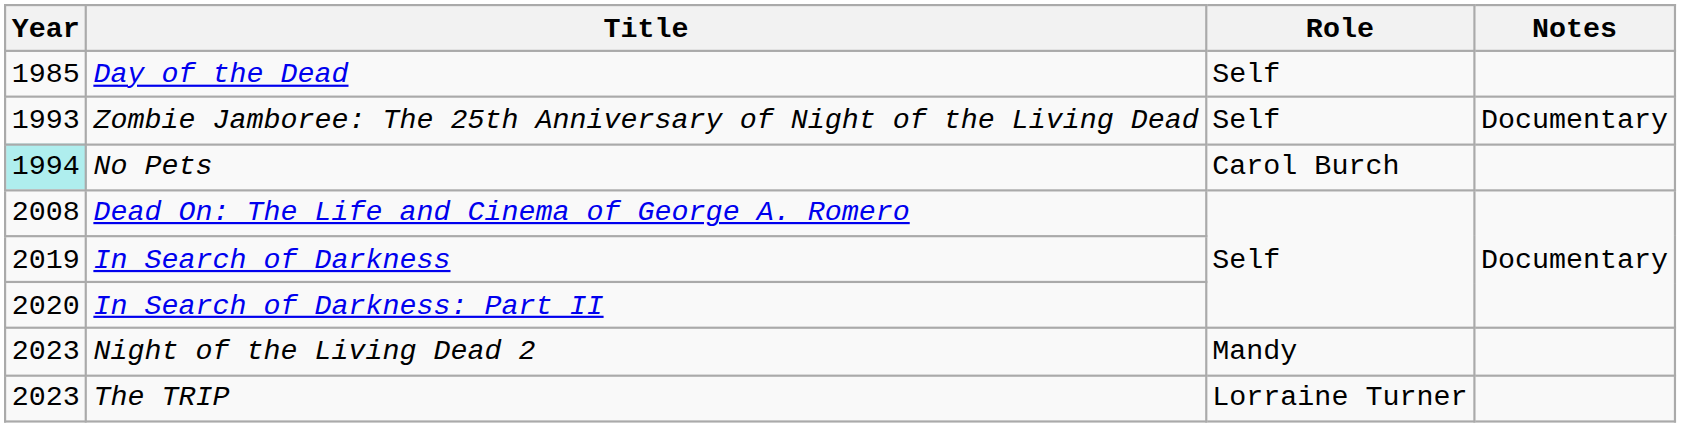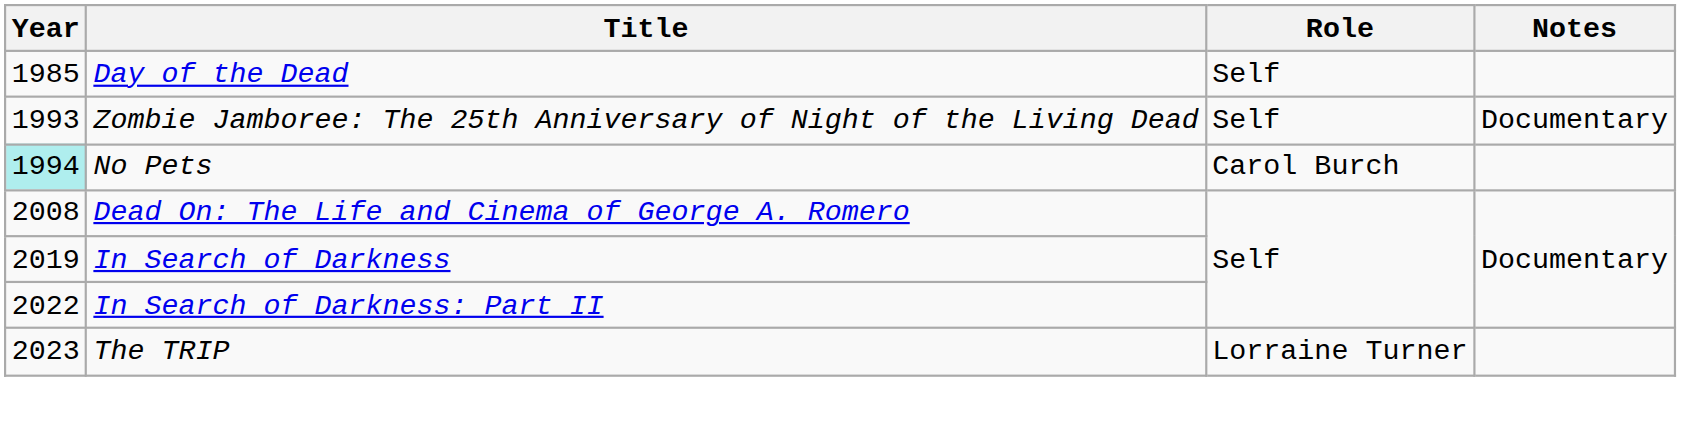(46, 305) 2020 -> (46, 305) 2022
- row: (314, 352)
